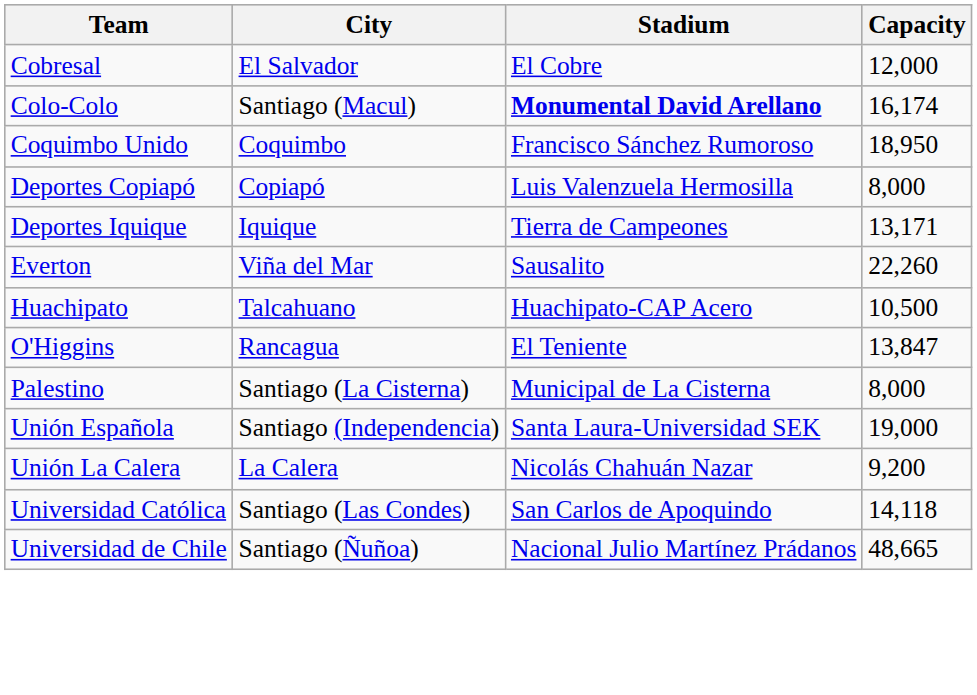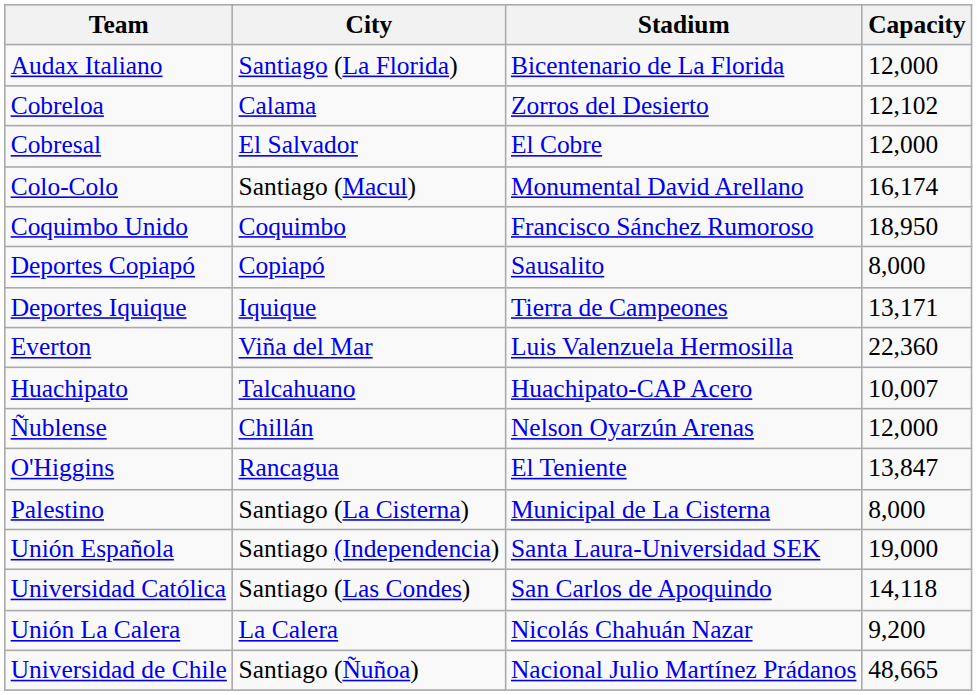+ row: (87, 65)
+ row: (57, 105)
(666, 105) bold -> (657, 186) normal
(652, 186) Luis Valenzuela Hermosilla -> (558, 266) Sausalito
(558, 266) Sausalito -> (652, 347) Luis Valenzuela Hermosilla
(903, 266) 22,260 -> (903, 347) 22,360
(903, 307) 10,500 -> (903, 387) 10,007
+ row: (59, 428)
rows swapped: (95, 468) <-> (118, 508)
